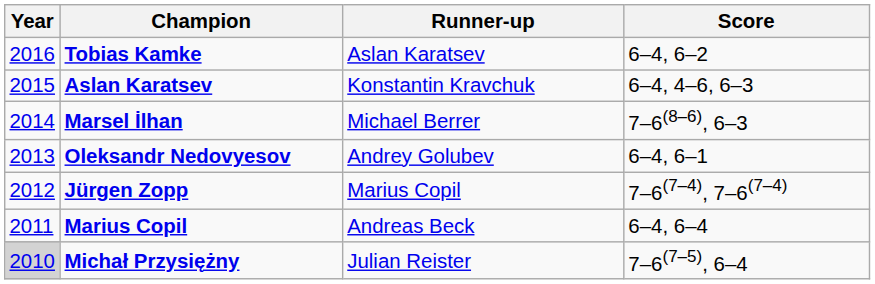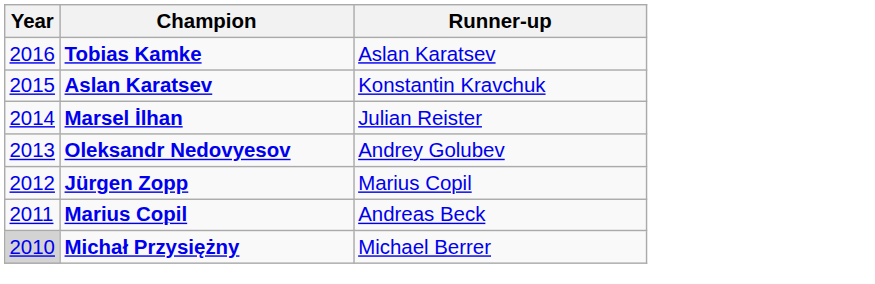- column: (746, 21)
(414, 121) Michael Berrer -> (420, 118) Julian Reister
(409, 261) Julian Reister -> (425, 247) Michael Berrer
